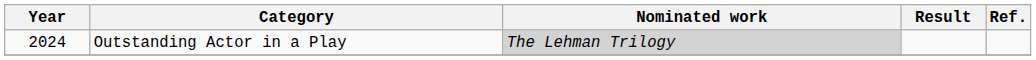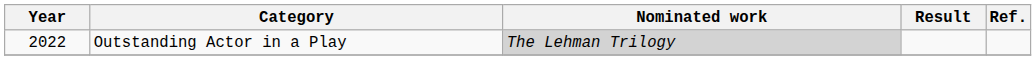(47, 43) 2024 -> (47, 43) 2022
